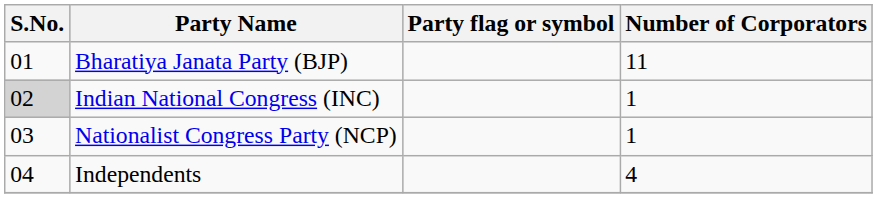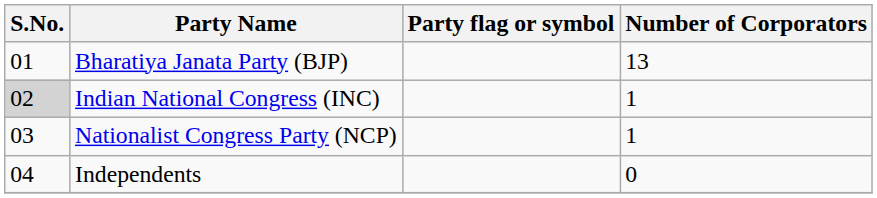(637, 60) 11 -> (637, 60) 13
(631, 173) 4 -> (631, 173) 0
